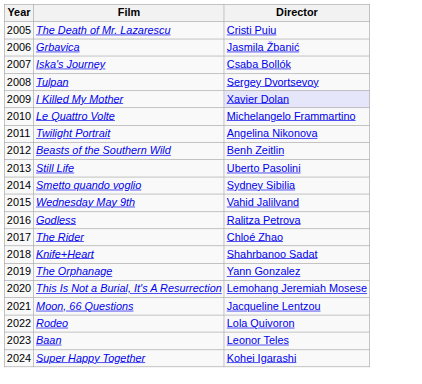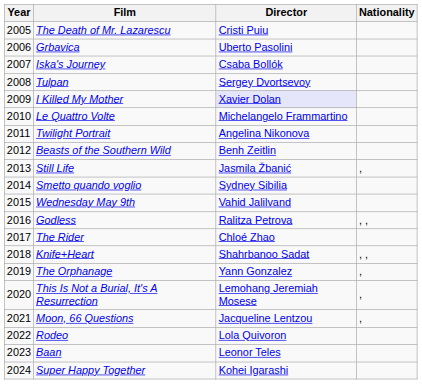+ column: (387, 13)
(263, 47) Jasmila Žbanić -> (256, 47) Uberto Pasolini
(264, 168) Uberto Pasolini -> (255, 168) Jasmila Žbanić
